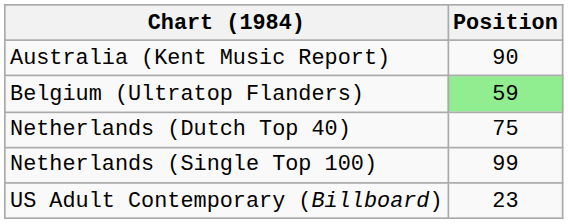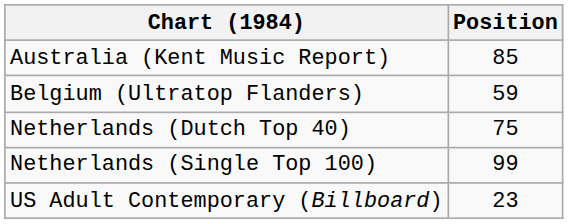(505, 58) 90 -> (505, 58) 85
(505, 94) lightgreen background -> (505, 94) no background
